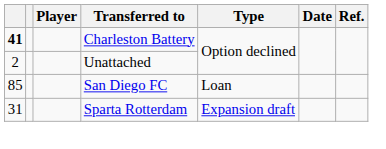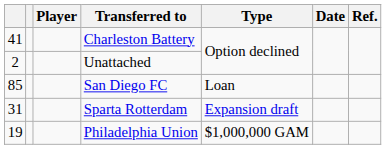(15, 39) bold -> (15, 39) normal
+ row: (141, 132)
